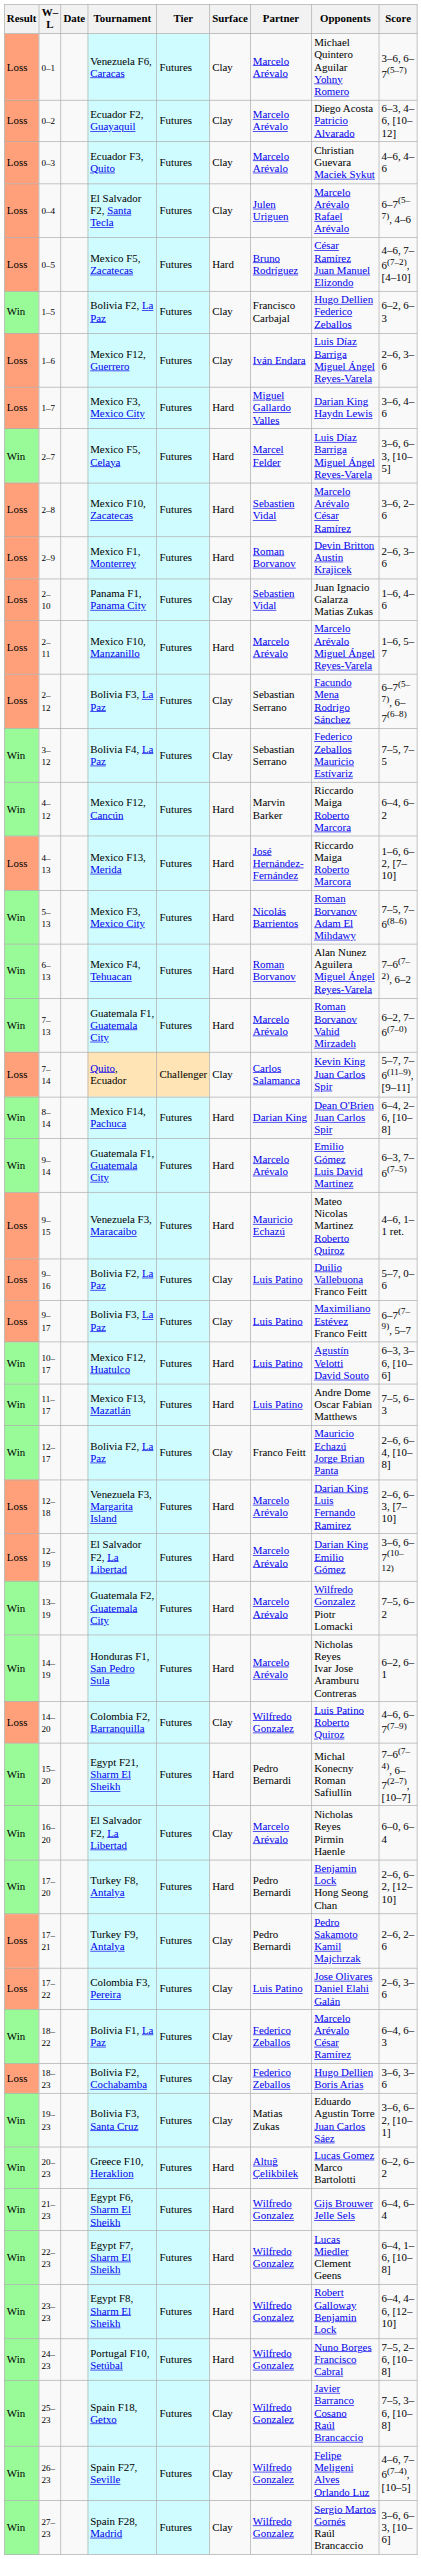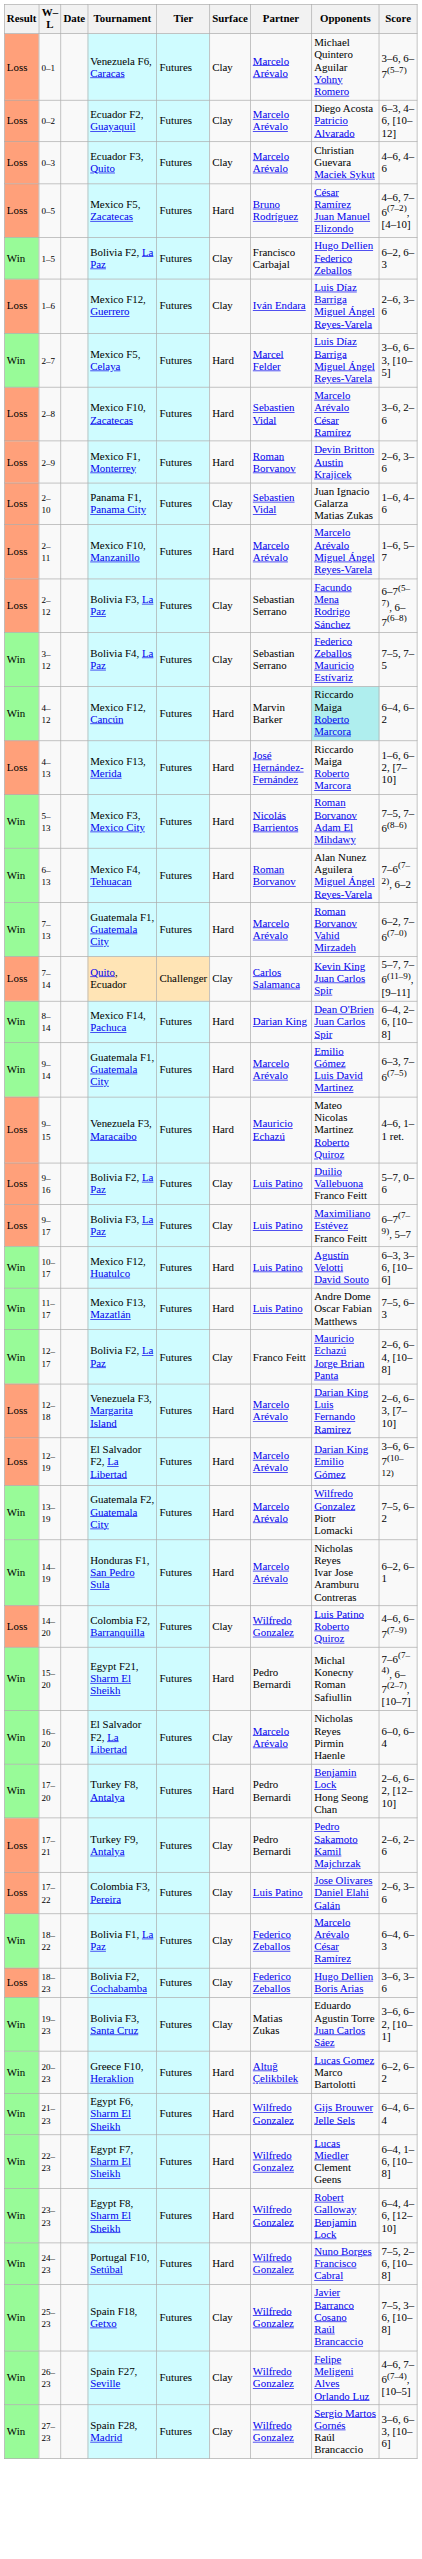- row: (48, 211)
- row: (48, 408)
(334, 809) no background -> (334, 713) paleturquoise background
